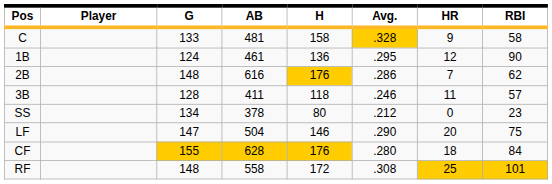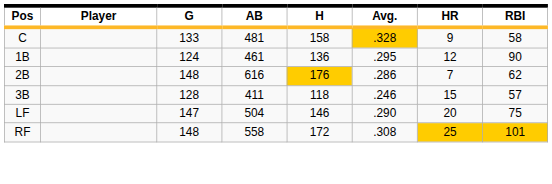(450, 94) 11 -> (450, 94) 15
- row: (22, 113)
- row: (22, 151)
